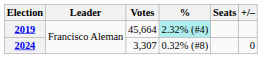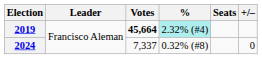(142, 29) normal -> (142, 29) bold
(145, 45) 3,307 -> (145, 45) 7,337
